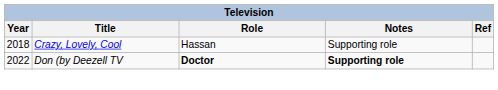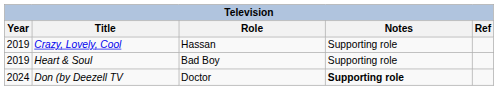(18, 45) 2018 -> (18, 45) 2019
+ row: (63, 61)
(18, 61) 2022 -> (18, 77) 2024
(198, 61) bold -> (196, 77) normal
